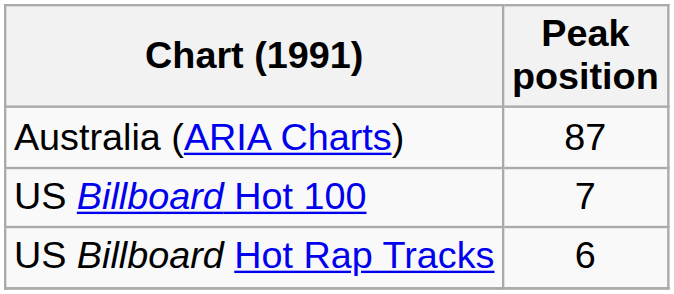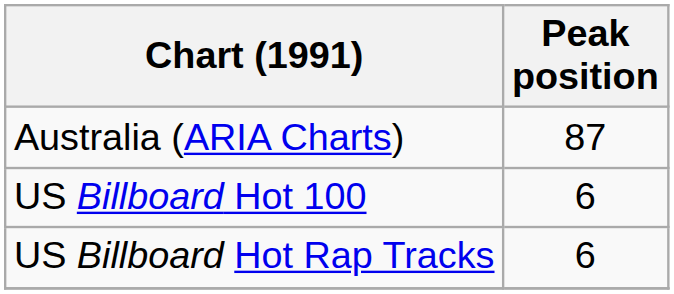(585, 196) 7 -> (585, 196) 6
